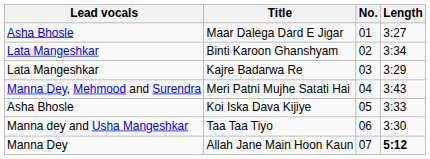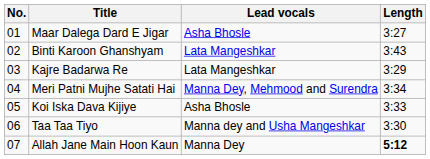columns swapped: (368, 13) <-> (104, 13)
(395, 51) 3:34 -> (395, 51) 3:43
(395, 88) 3:43 -> (395, 88) 3:34
